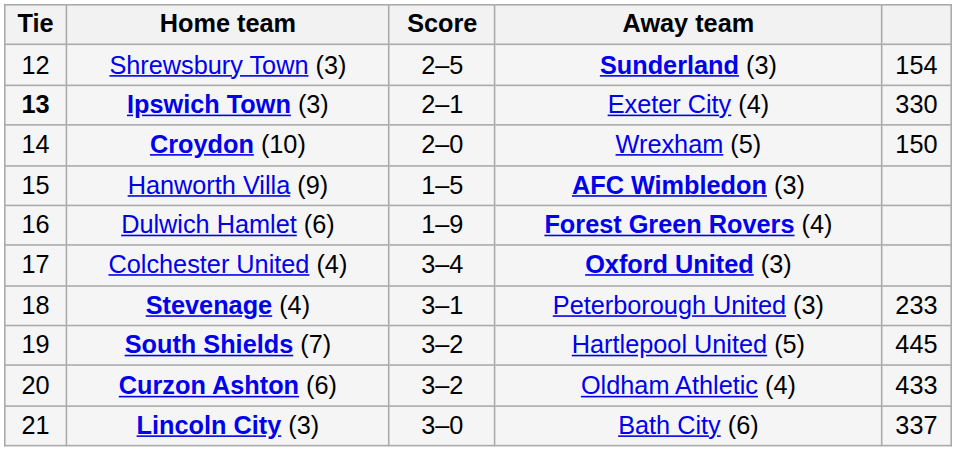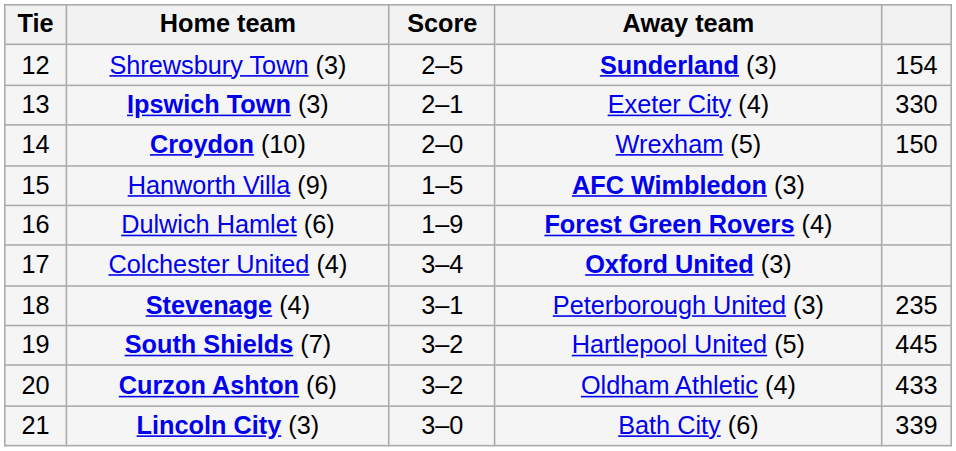(36, 104) bold -> (36, 104) normal
(916, 305) 233 -> (916, 305) 235
(916, 425) 337 -> (916, 425) 339
